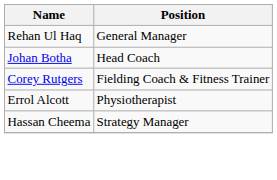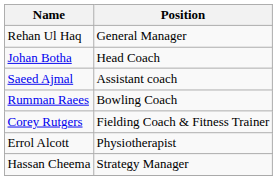+ row: (40, 78)
+ row: (48, 100)
